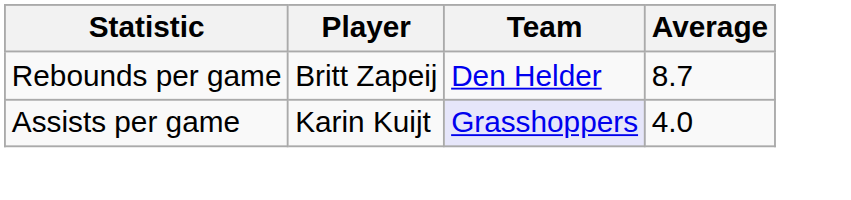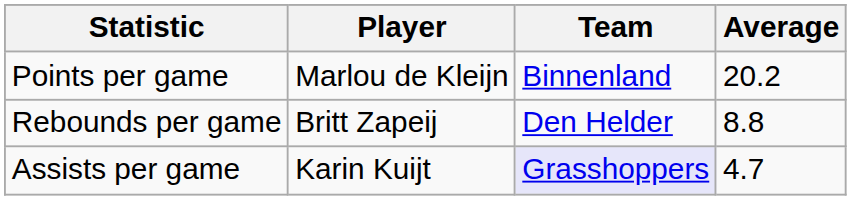+ row: (120, 75)
(672, 75) 8.7 -> (744, 122) 8.8
(672, 122) 4.0 -> (744, 169) 4.7
